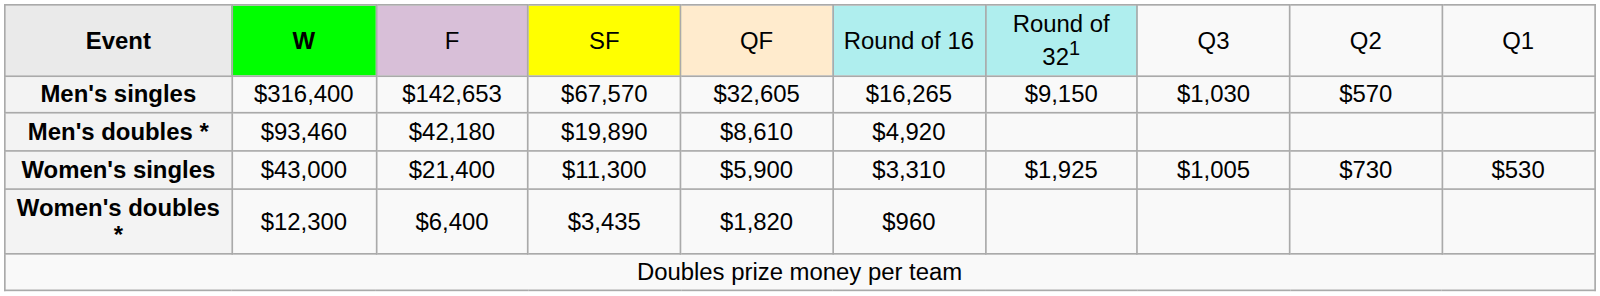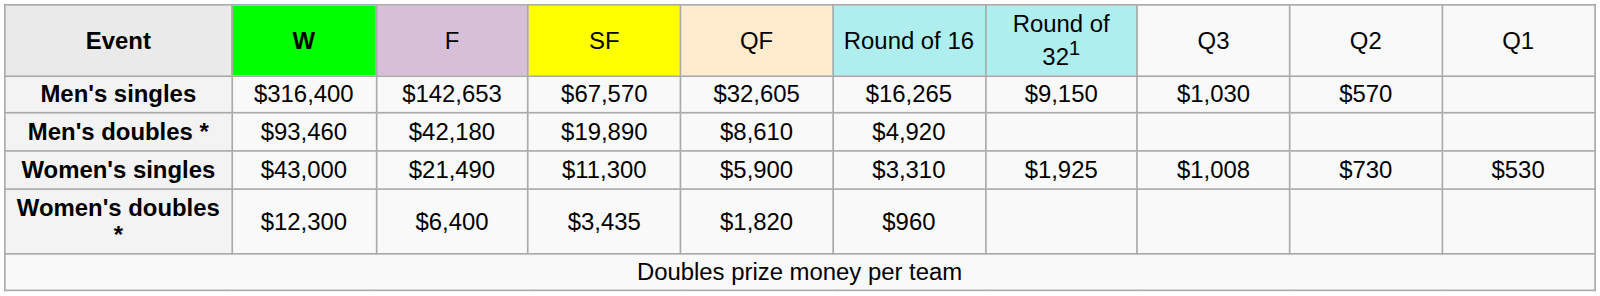(452, 170) $21,400 -> (452, 170) $21,490
(1214, 170) $1,005 -> (1214, 170) $1,008
